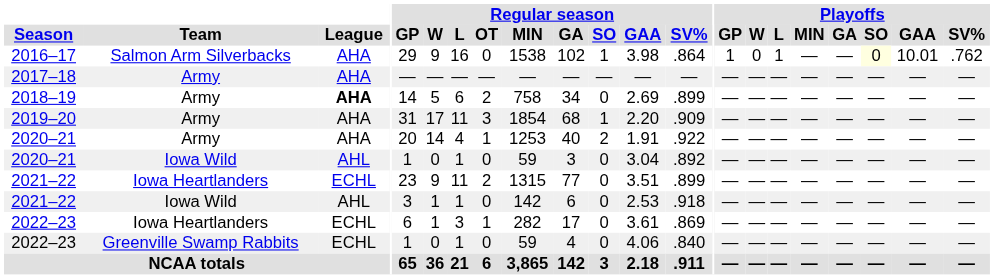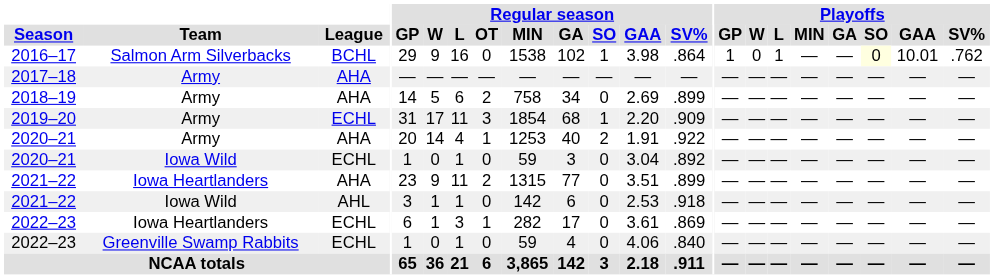(354, 55) AHA -> (354, 55) BCHL
(354, 97) bold -> (354, 97) normal
(354, 118) AHA -> (354, 118) ECHL
(354, 159) AHL -> (354, 159) ECHL
(354, 180) ECHL -> (354, 180) AHA
